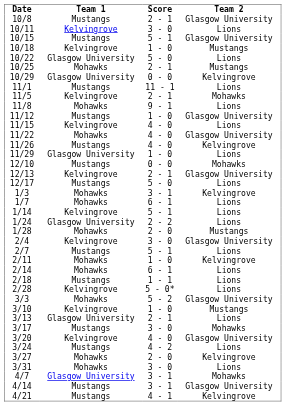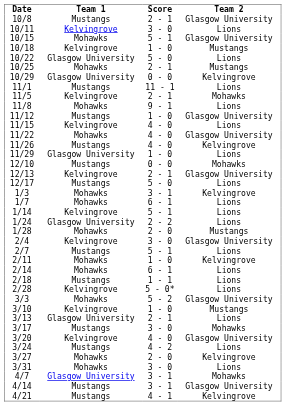(91, 38) Mustangs -> (91, 38) Mohawks
